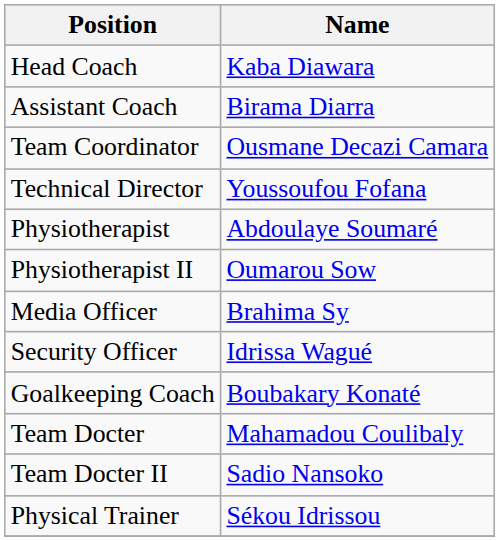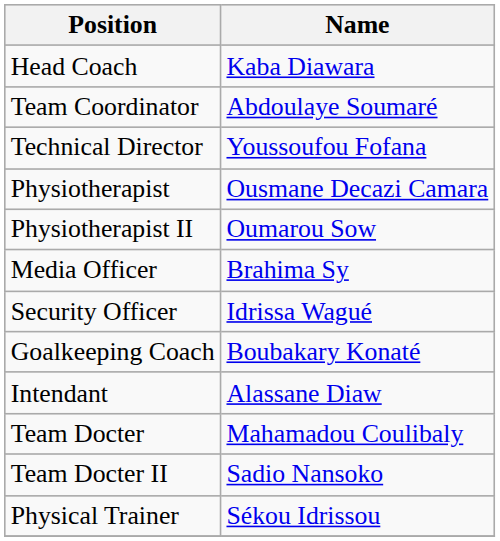- row: (94, 106)
(357, 147) Ousmane Decazi Camara -> (332, 106) Abdoulaye Soumaré
(332, 229) Abdoulaye Soumaré -> (357, 188) Ousmane Decazi Camara
+ row: (59, 392)
